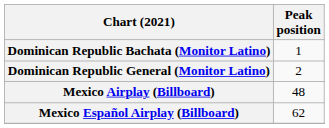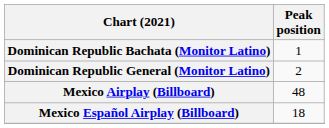(299, 112) 62 -> (299, 112) 18
